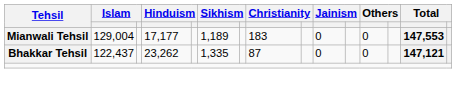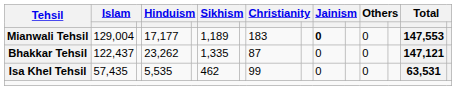(318, 36) normal -> (318, 36) bold
+ row: (48, 71)
